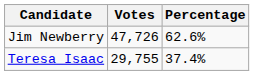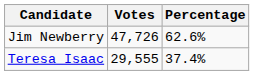(135, 59) 29,755 -> (135, 59) 29,555
